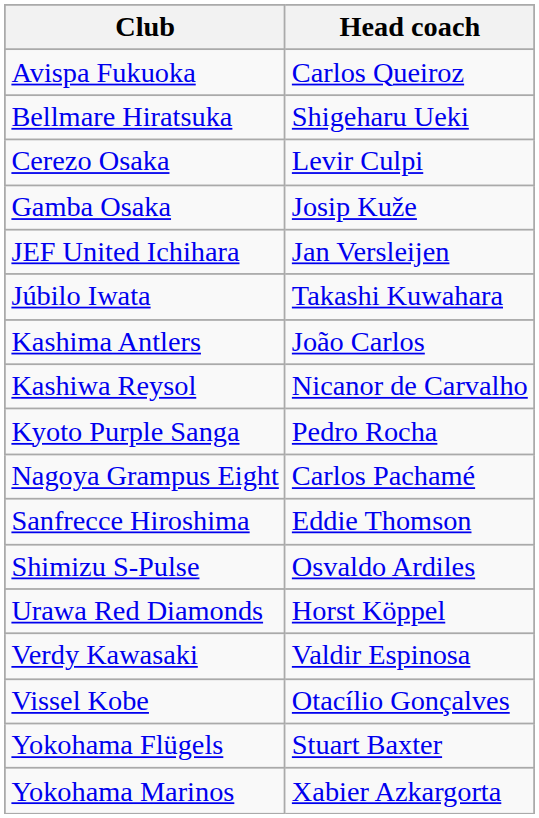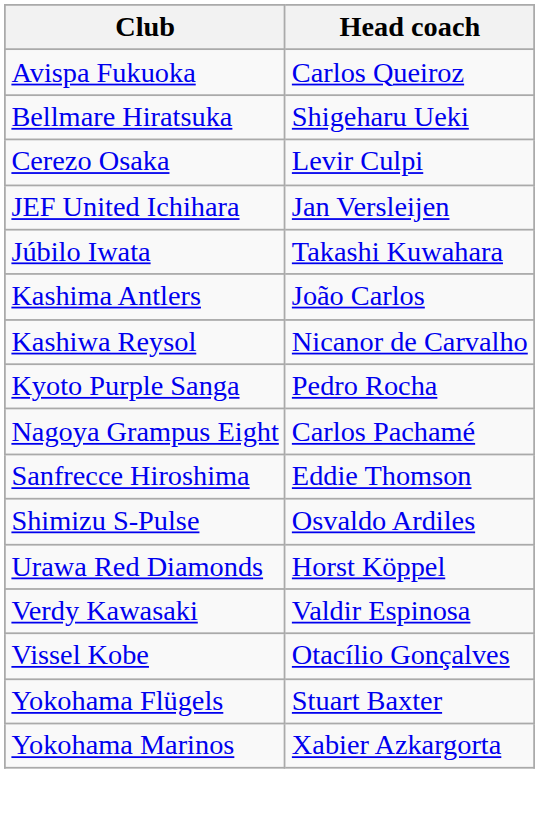- row: (91, 206)
